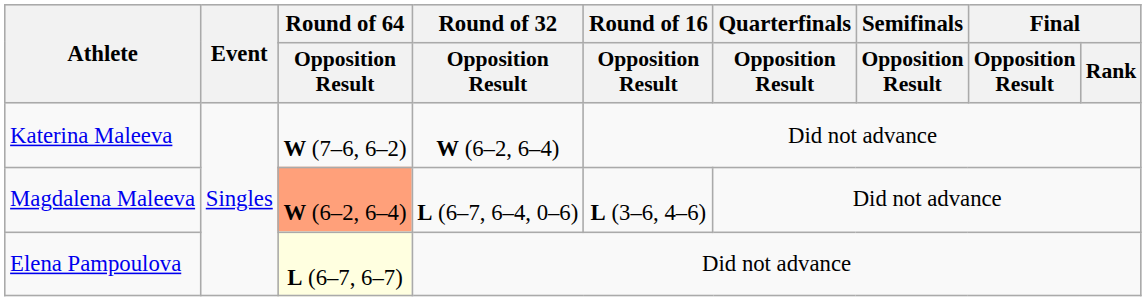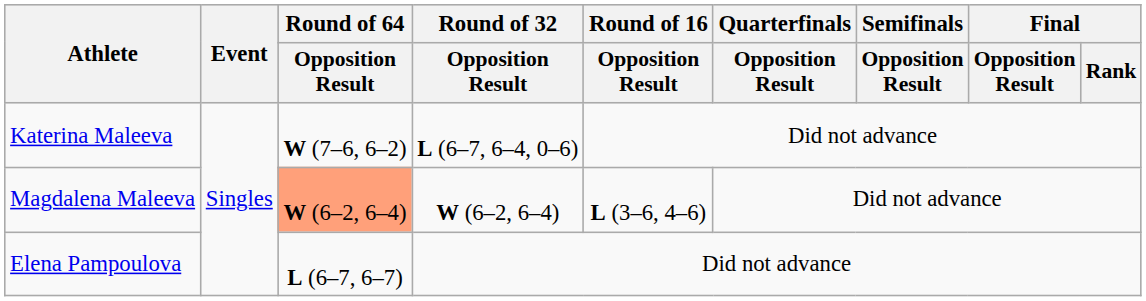(498, 148) W (6–2, 6–4) -> (498, 148) L (6–7, 6–4, 0–6)
(498, 213) L (6–7, 6–4, 0–6) -> (498, 213) W (6–2, 6–4)
(345, 277) lightyellow background -> (345, 277) no background
